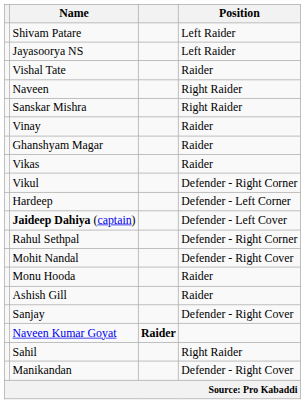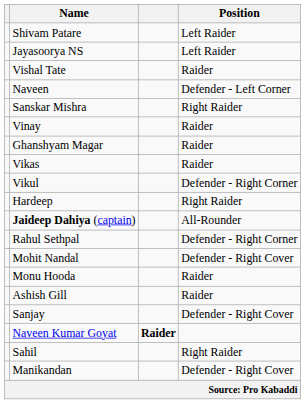(212, 88) Right Raider -> (236, 88) Defender - Left Corner
(236, 201) Defender - Left Corner -> (212, 201) Right Raider
(234, 220) Defender - Left Cover -> (211, 220) All-Rounder
